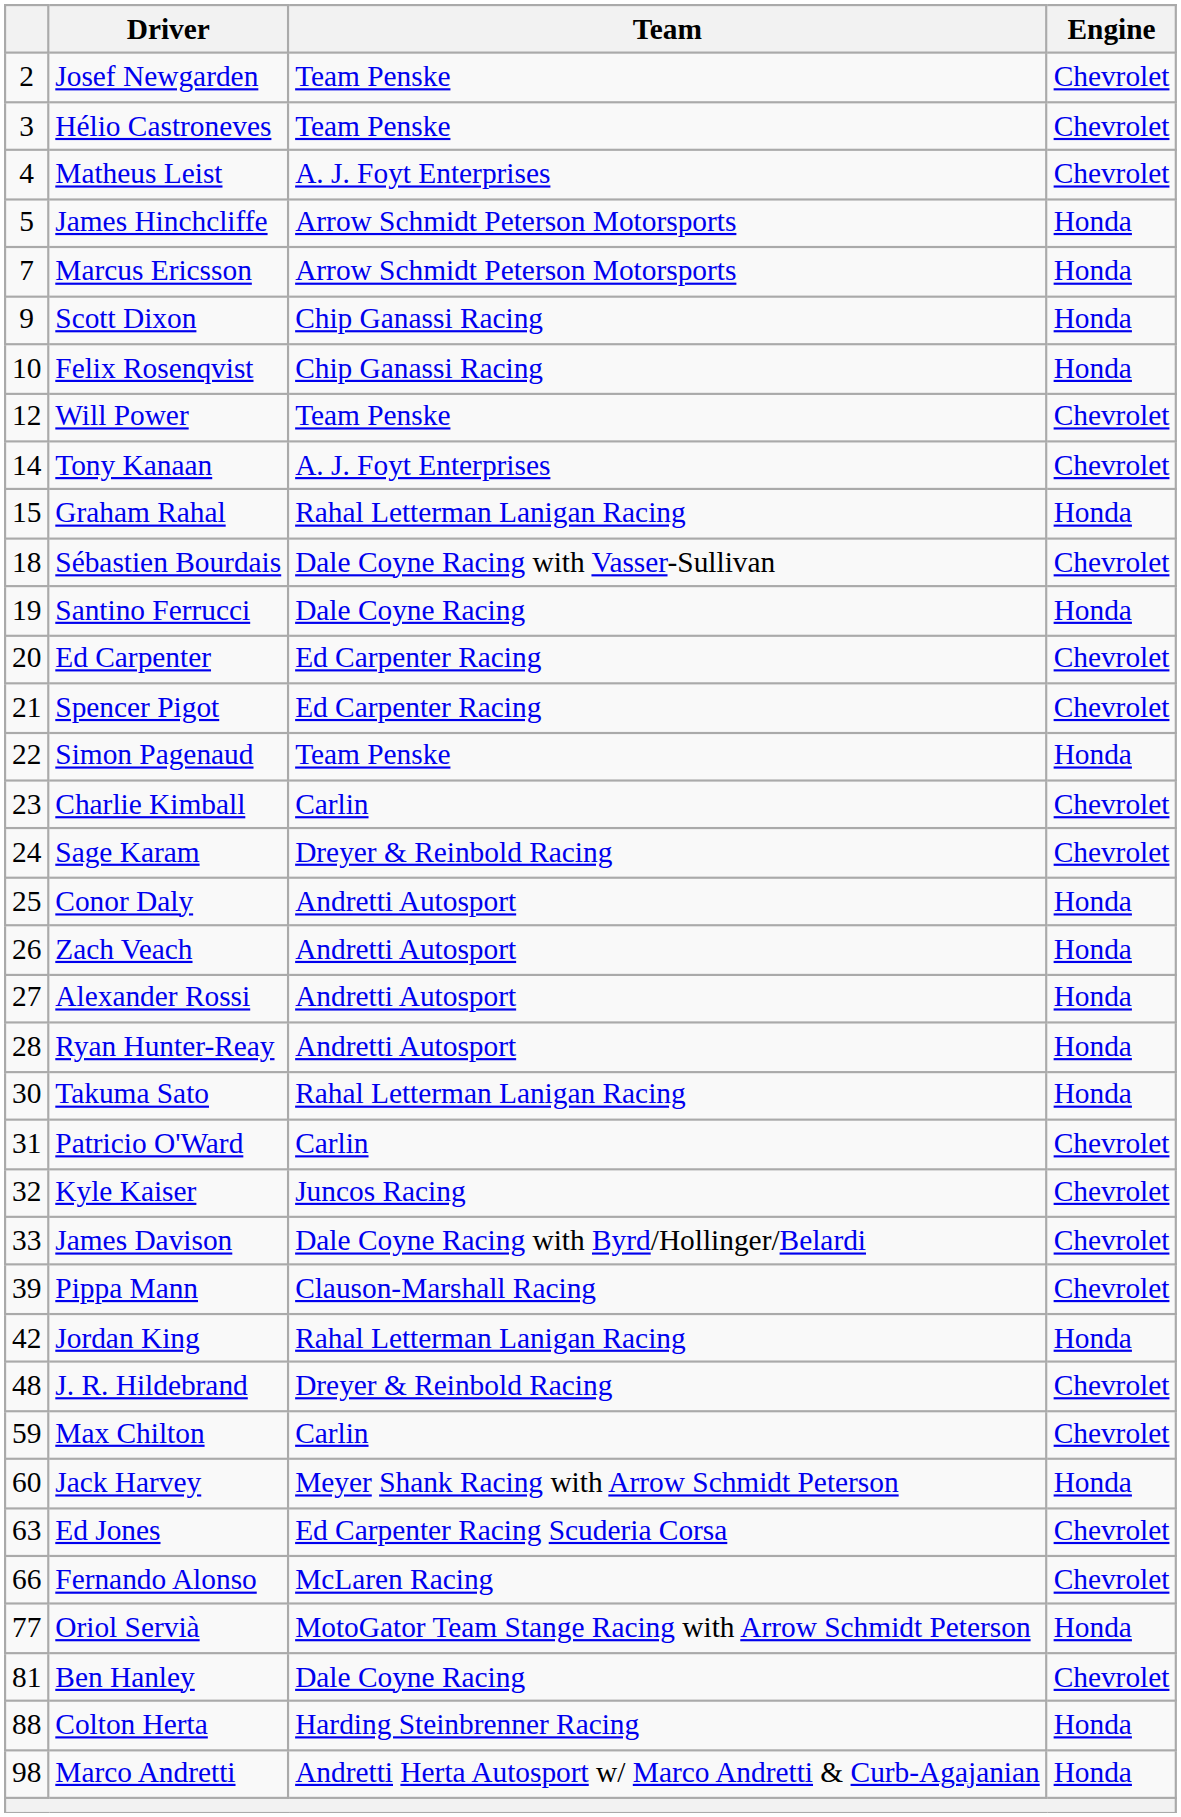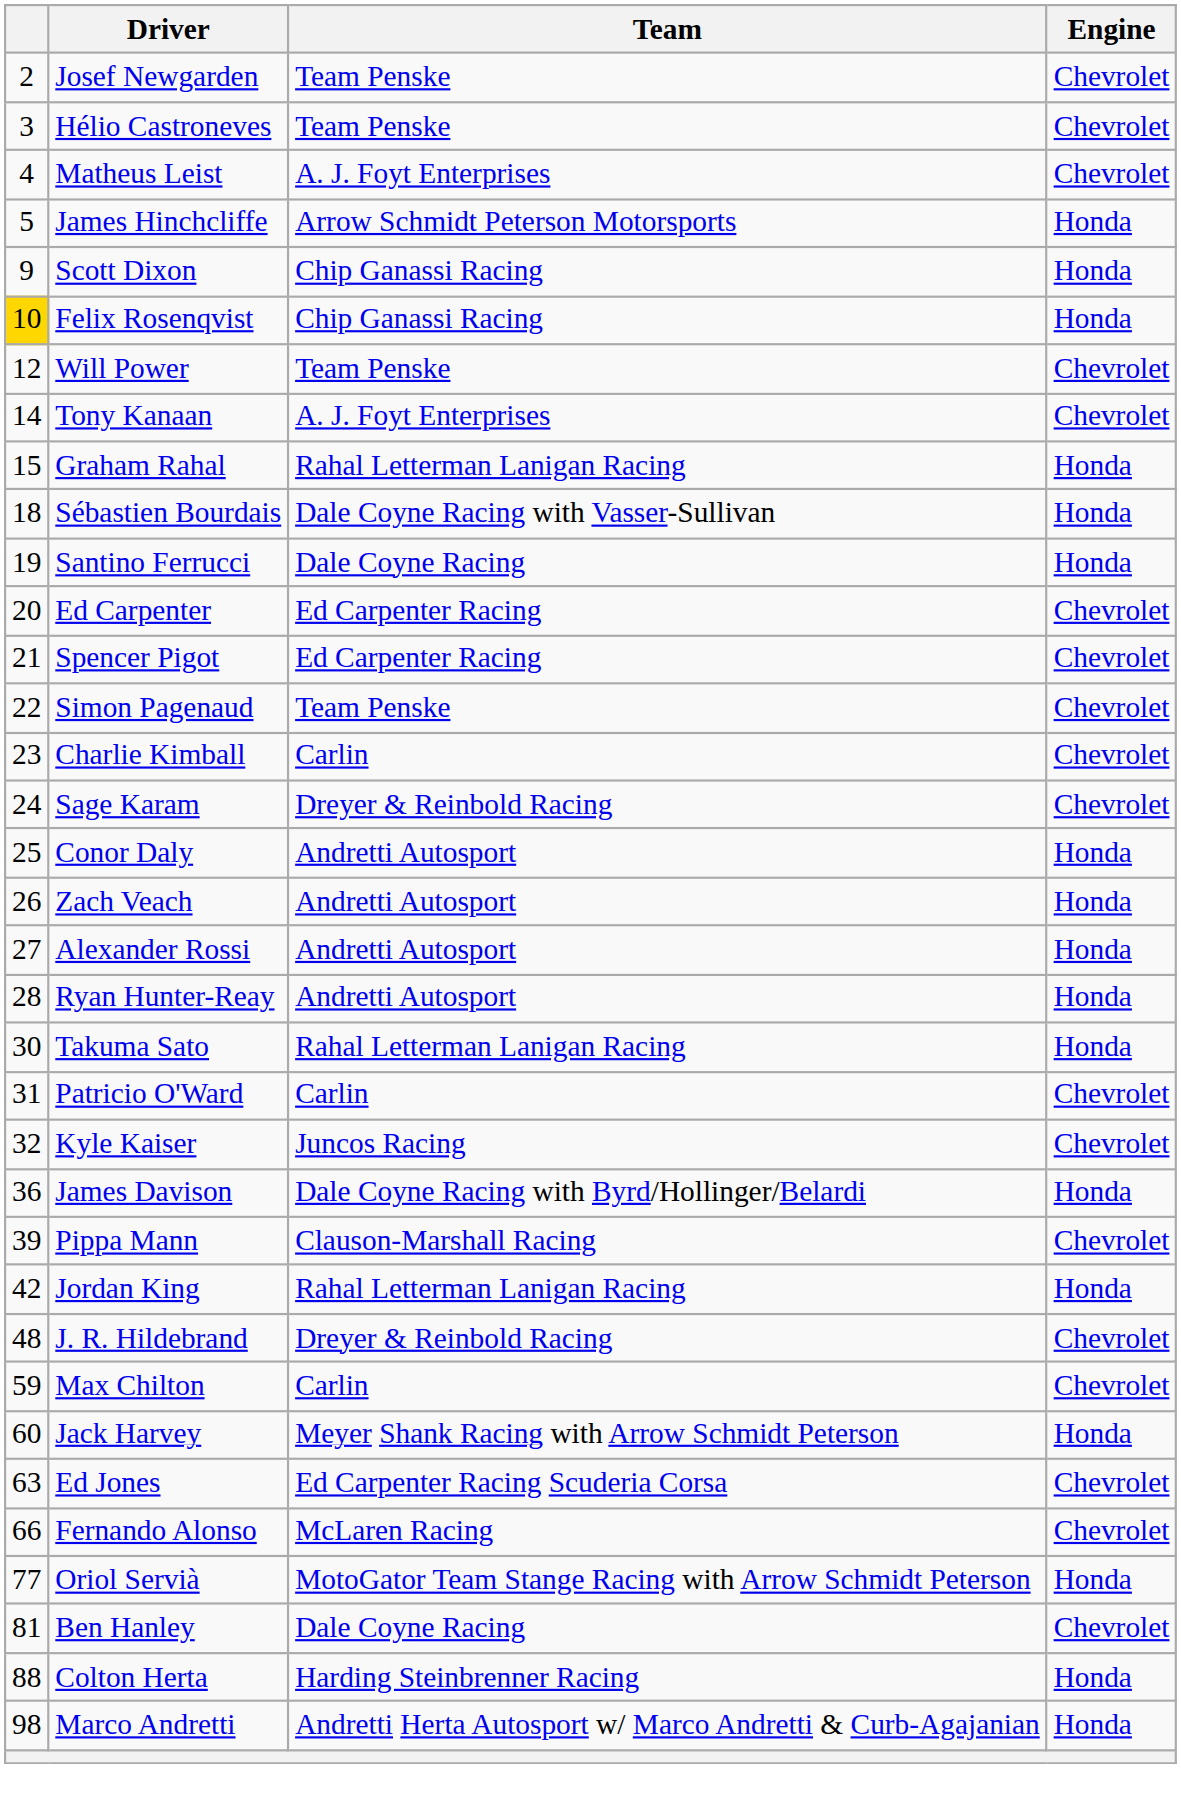- row: (154, 270)
(27, 367) no background -> (27, 319) gold background
(1112, 561) Chevrolet -> (1093, 512) Honda
(1093, 755) Honda -> (1112, 706) Chevrolet
(27, 1239) 33 -> (27, 1191) 36
(1112, 1239) Chevrolet -> (1093, 1191) Honda
